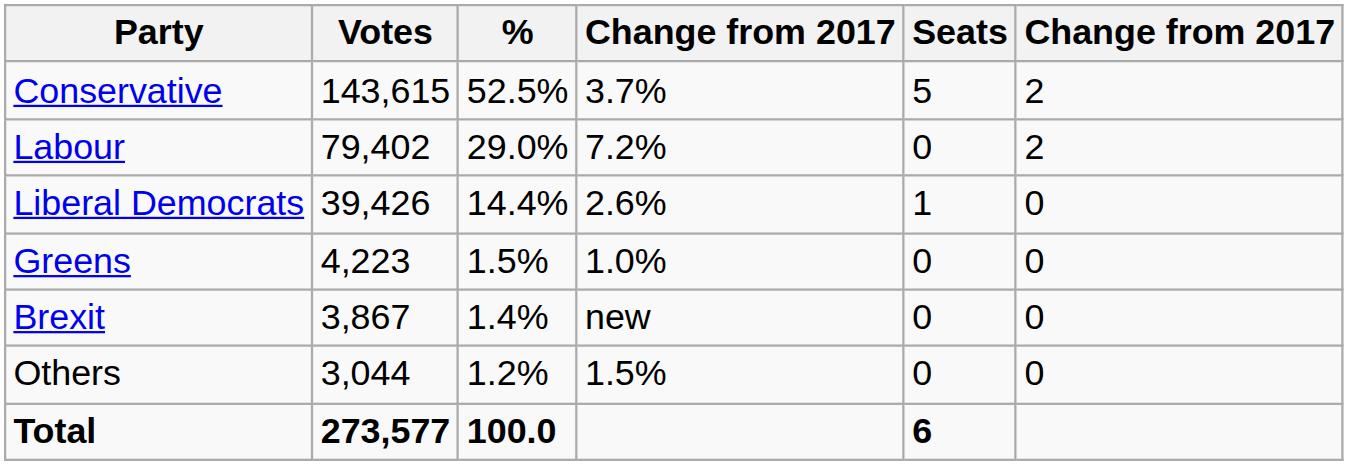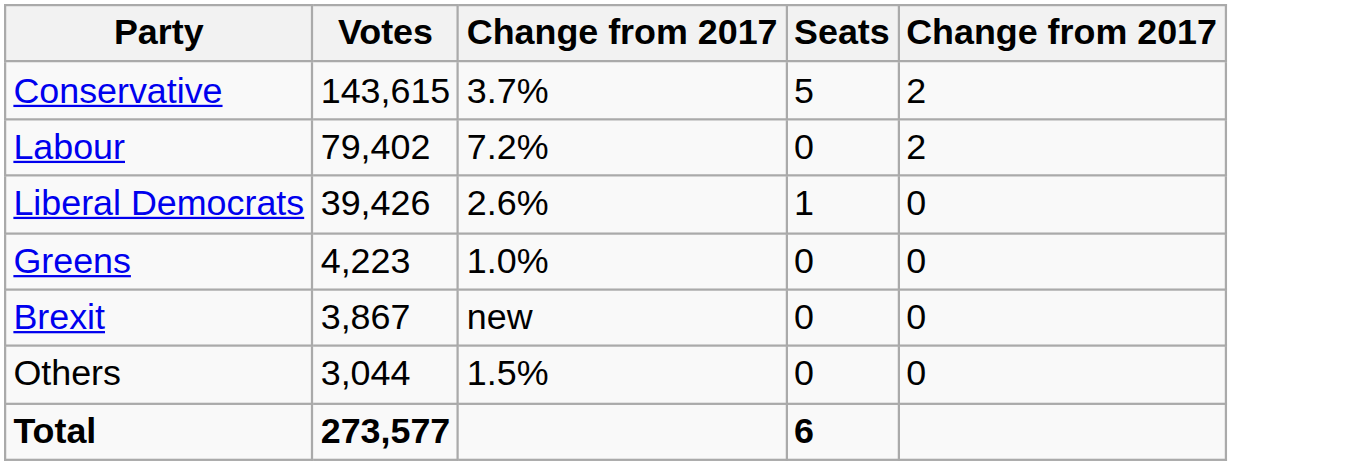- column: (518, 32)
